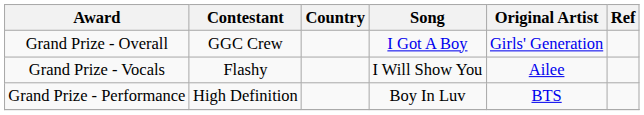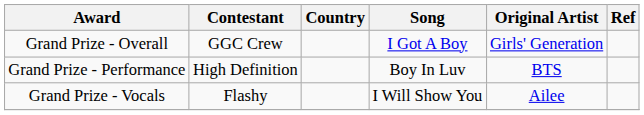rows swapped: (97, 95) <-> (97, 69)
